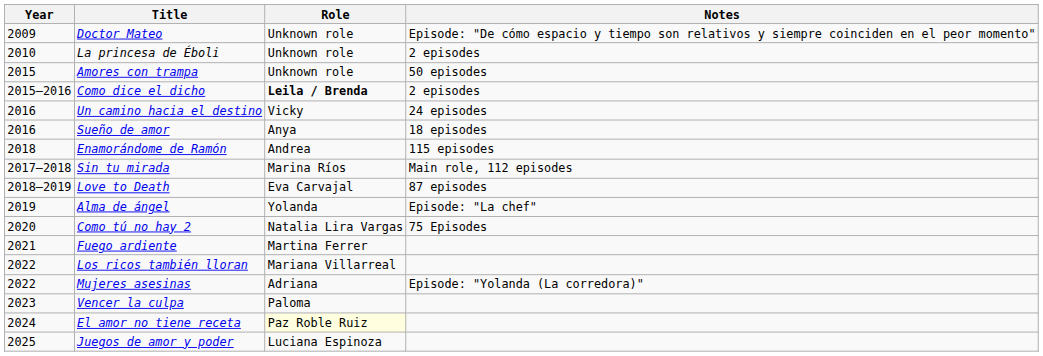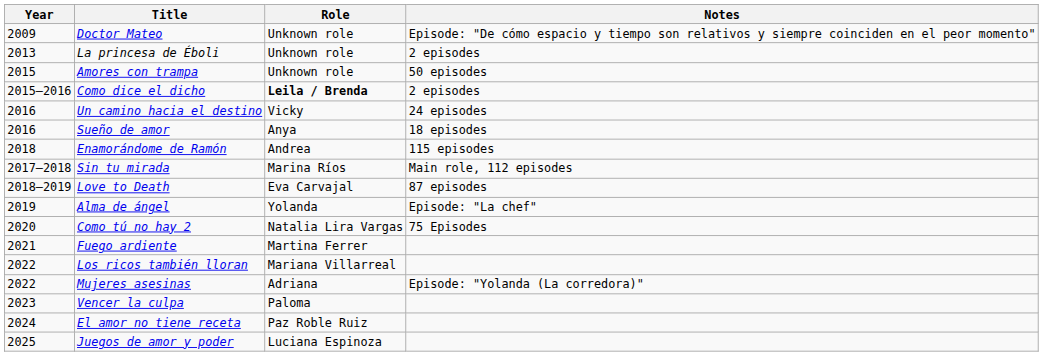(22, 53) 2010 -> (22, 53) 2013
(318, 323) lightyellow background -> (318, 323) no background
